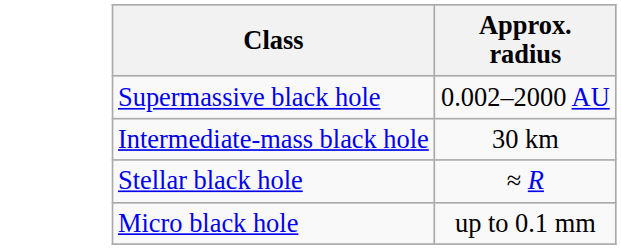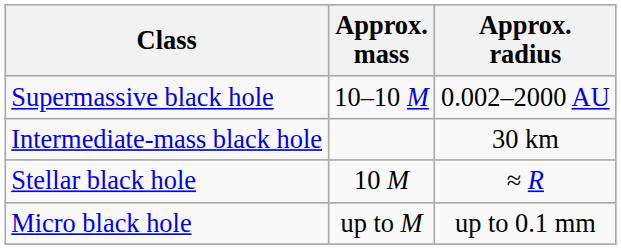+ column: (382, 40)
